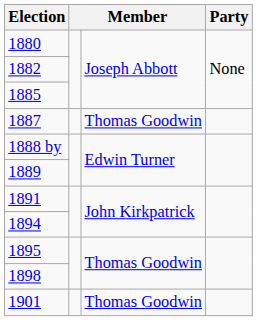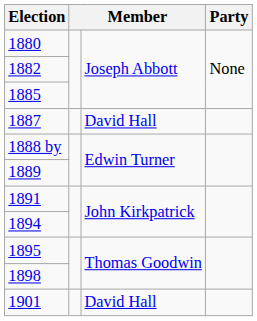(143, 120) Thomas Goodwin -> (121, 120) David Hall
(143, 302) Thomas Goodwin -> (121, 302) David Hall
